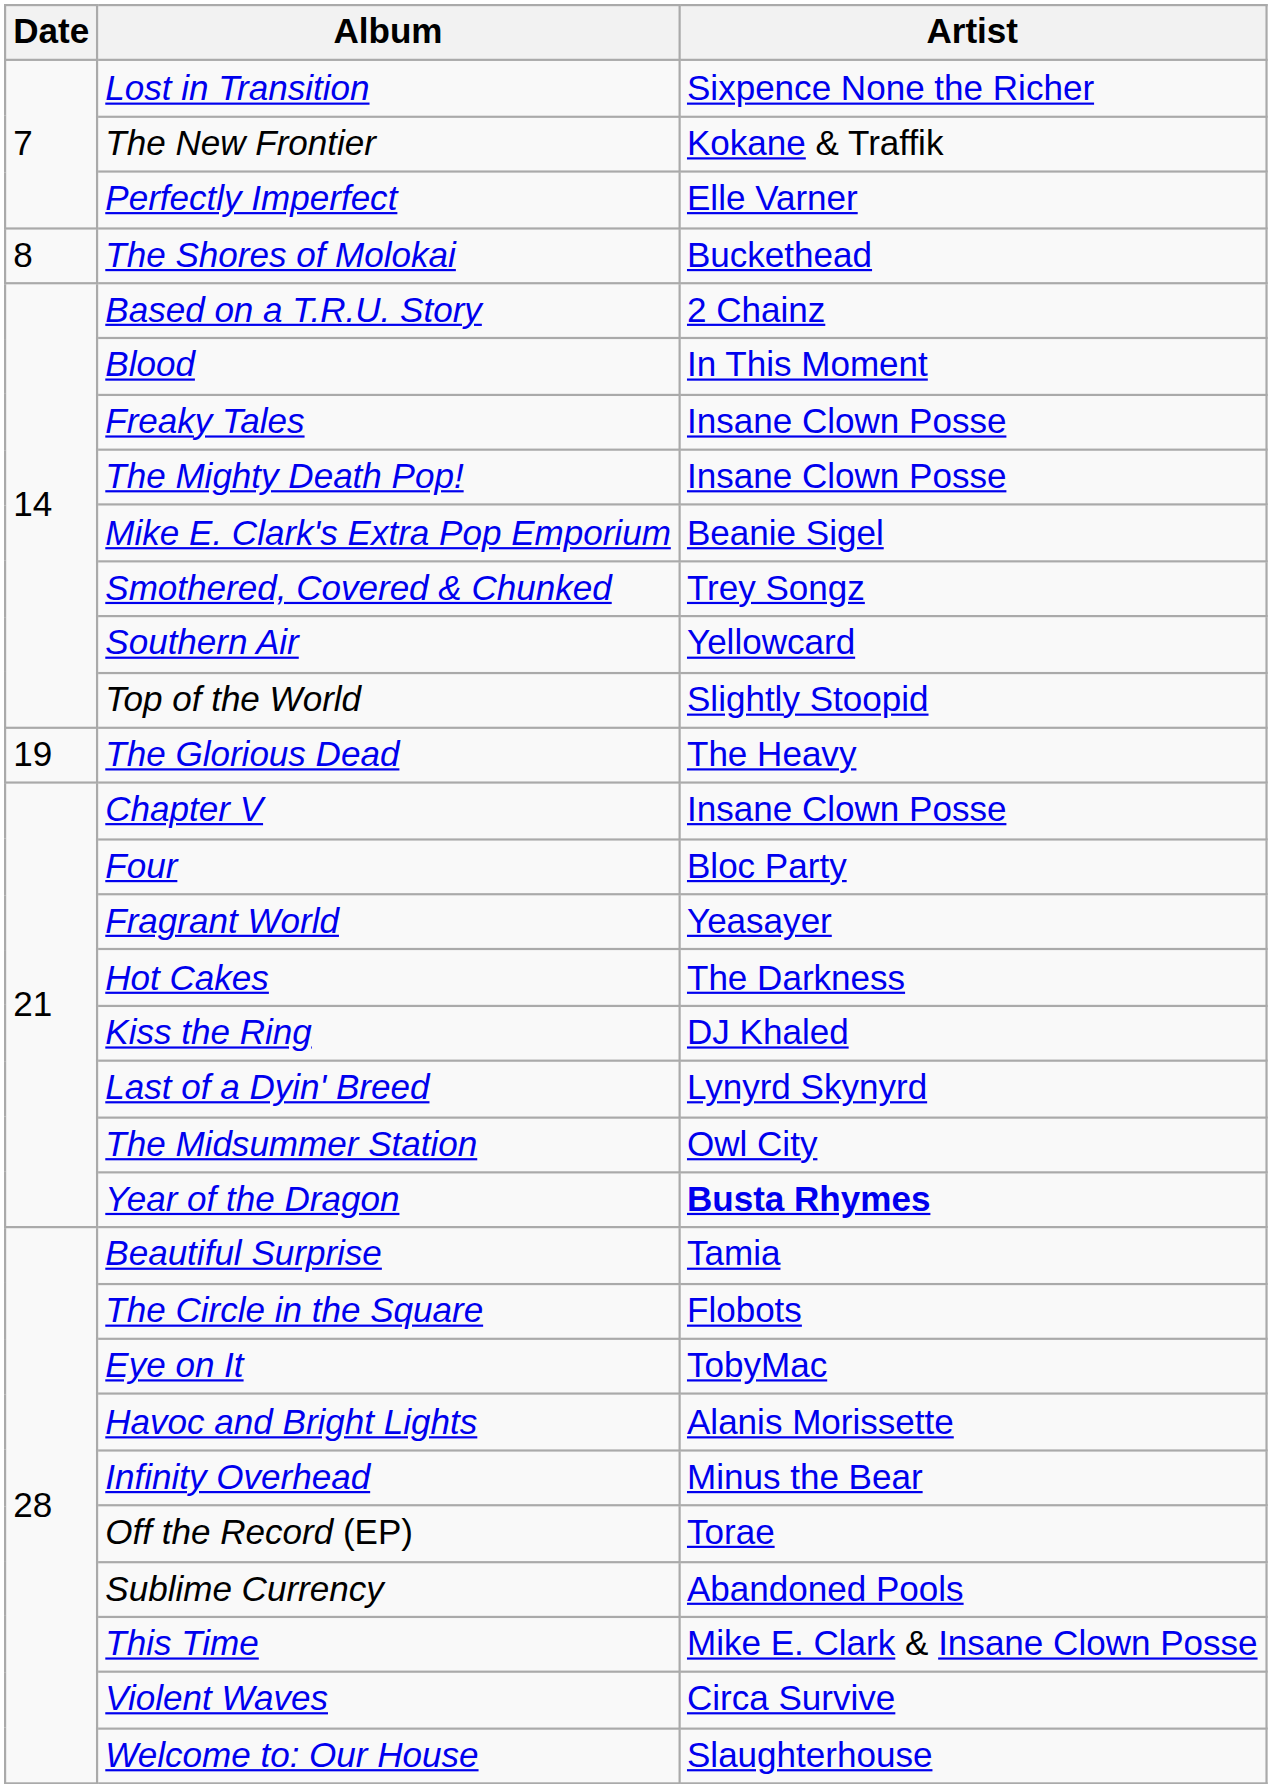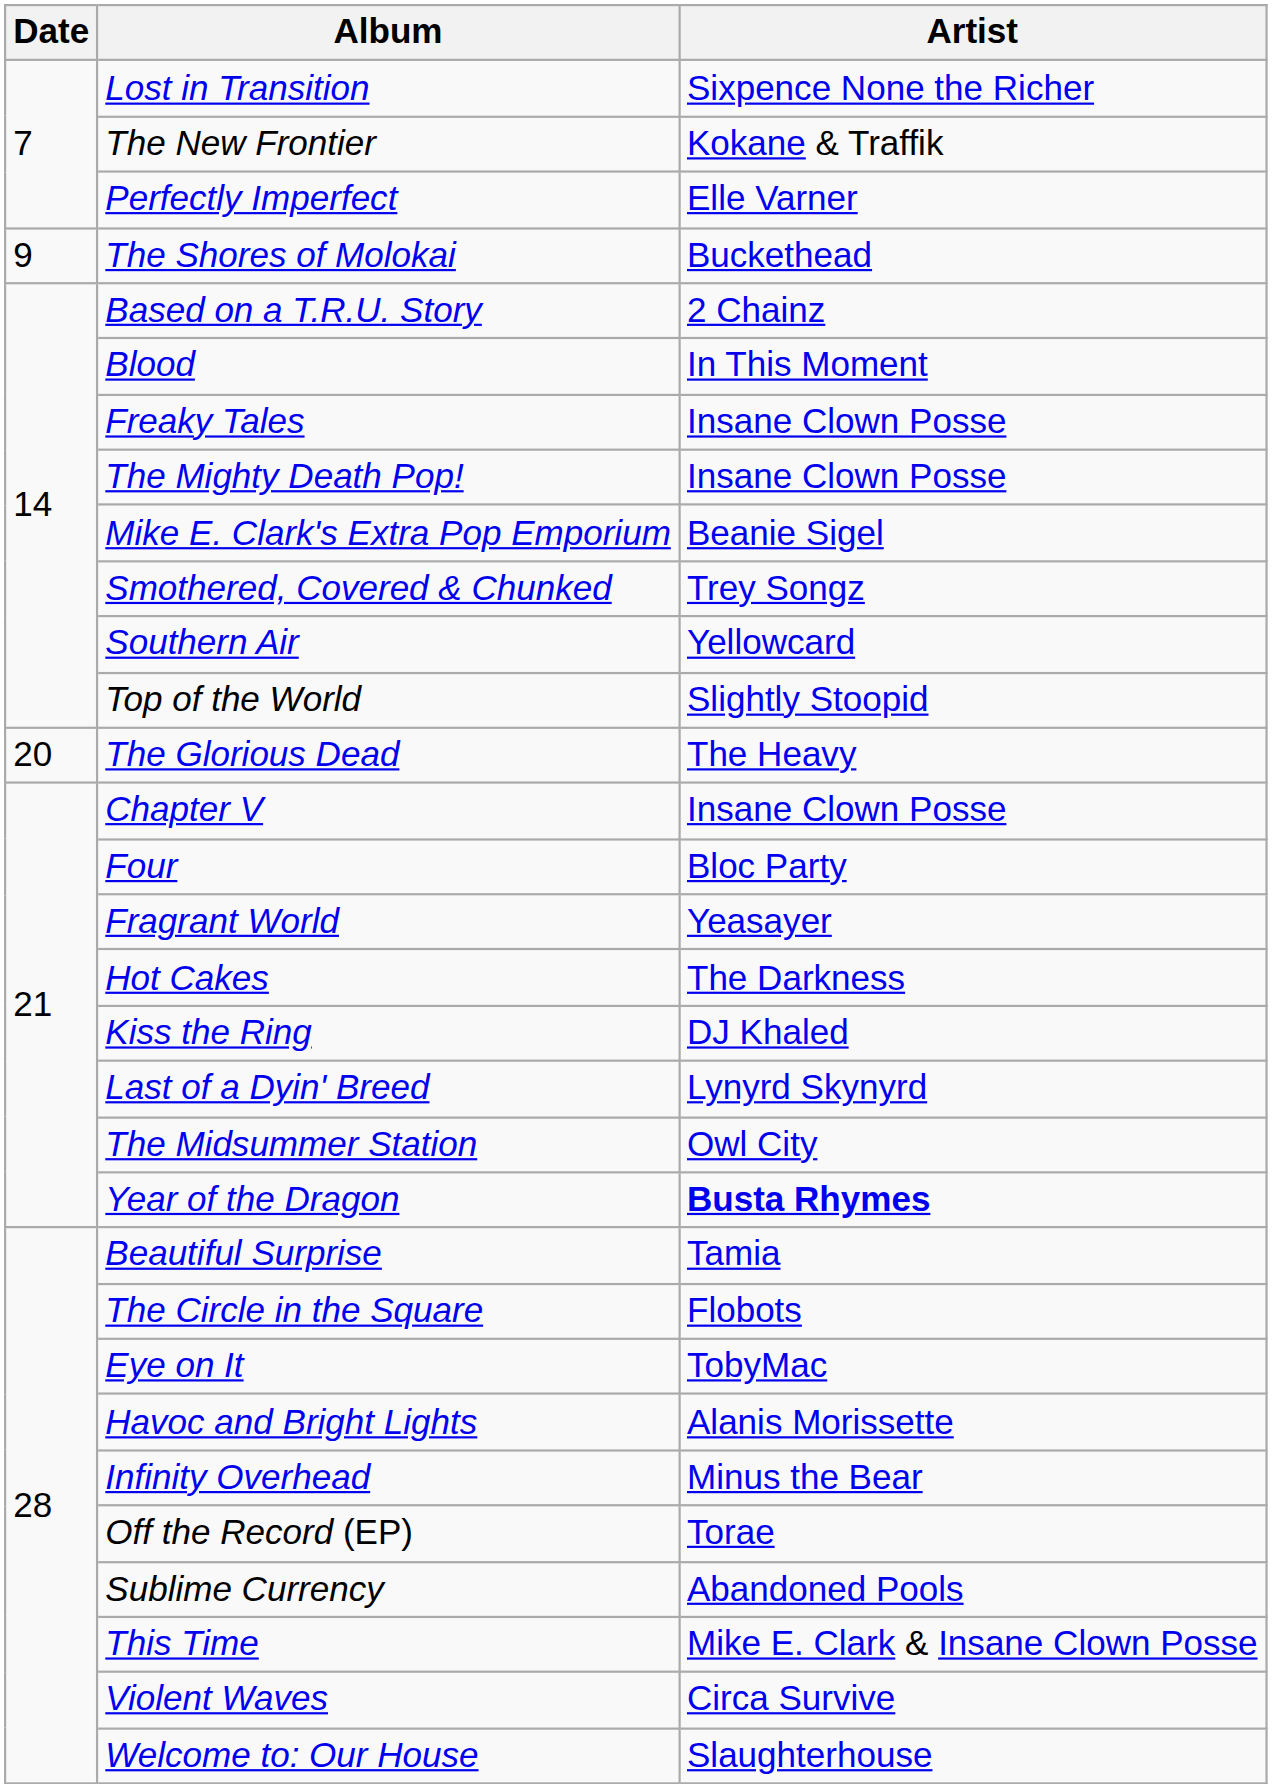(23, 254) 8 -> (23, 254) 9
(33, 754) 19 -> (33, 754) 20
